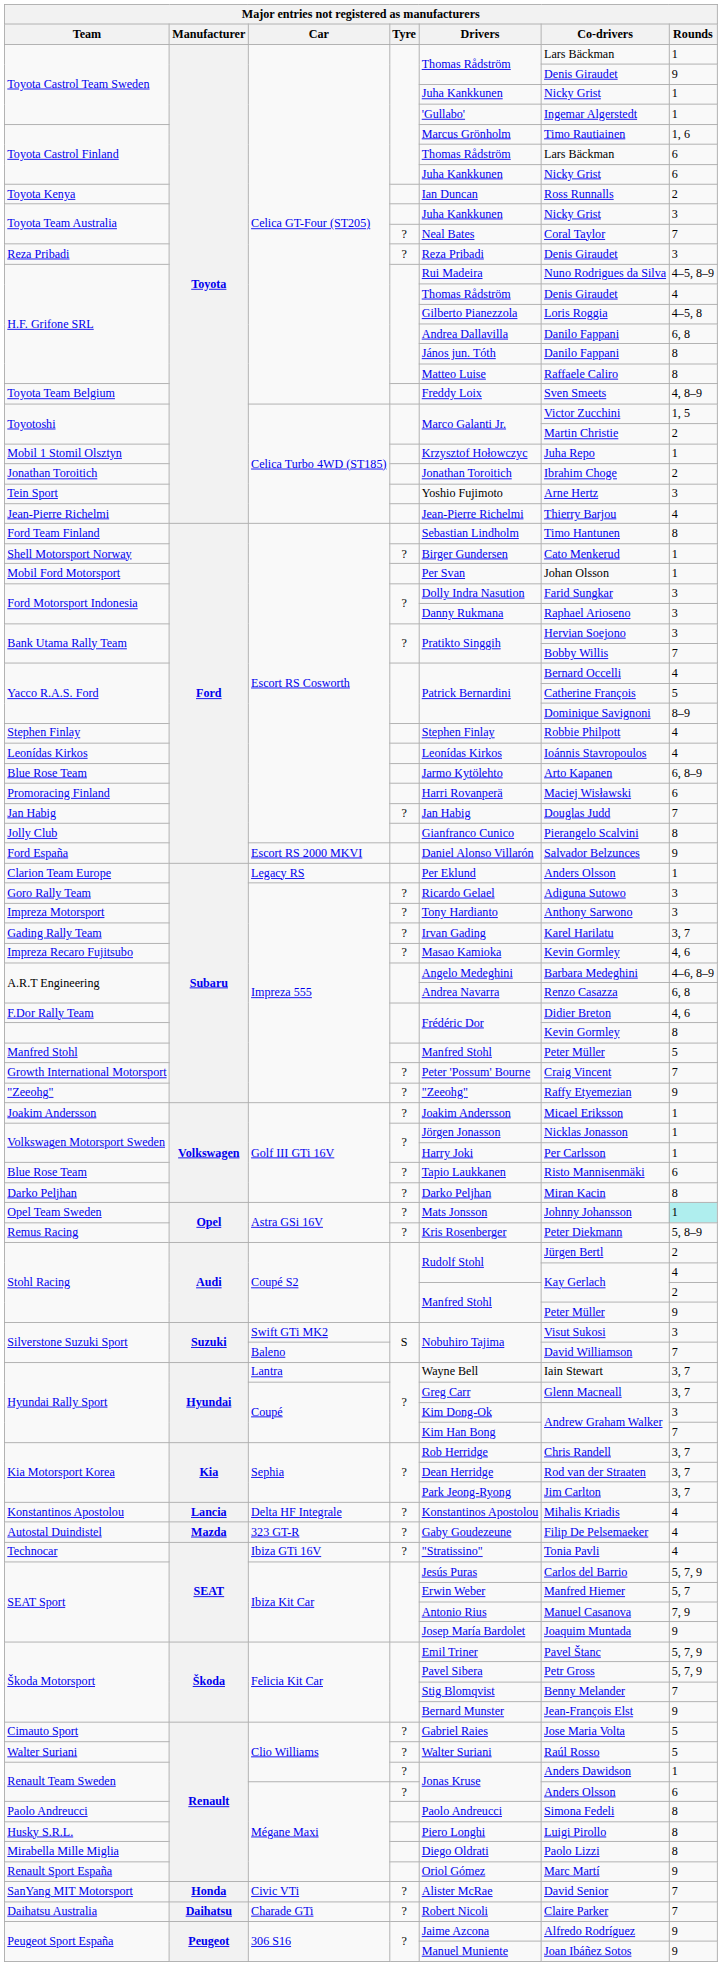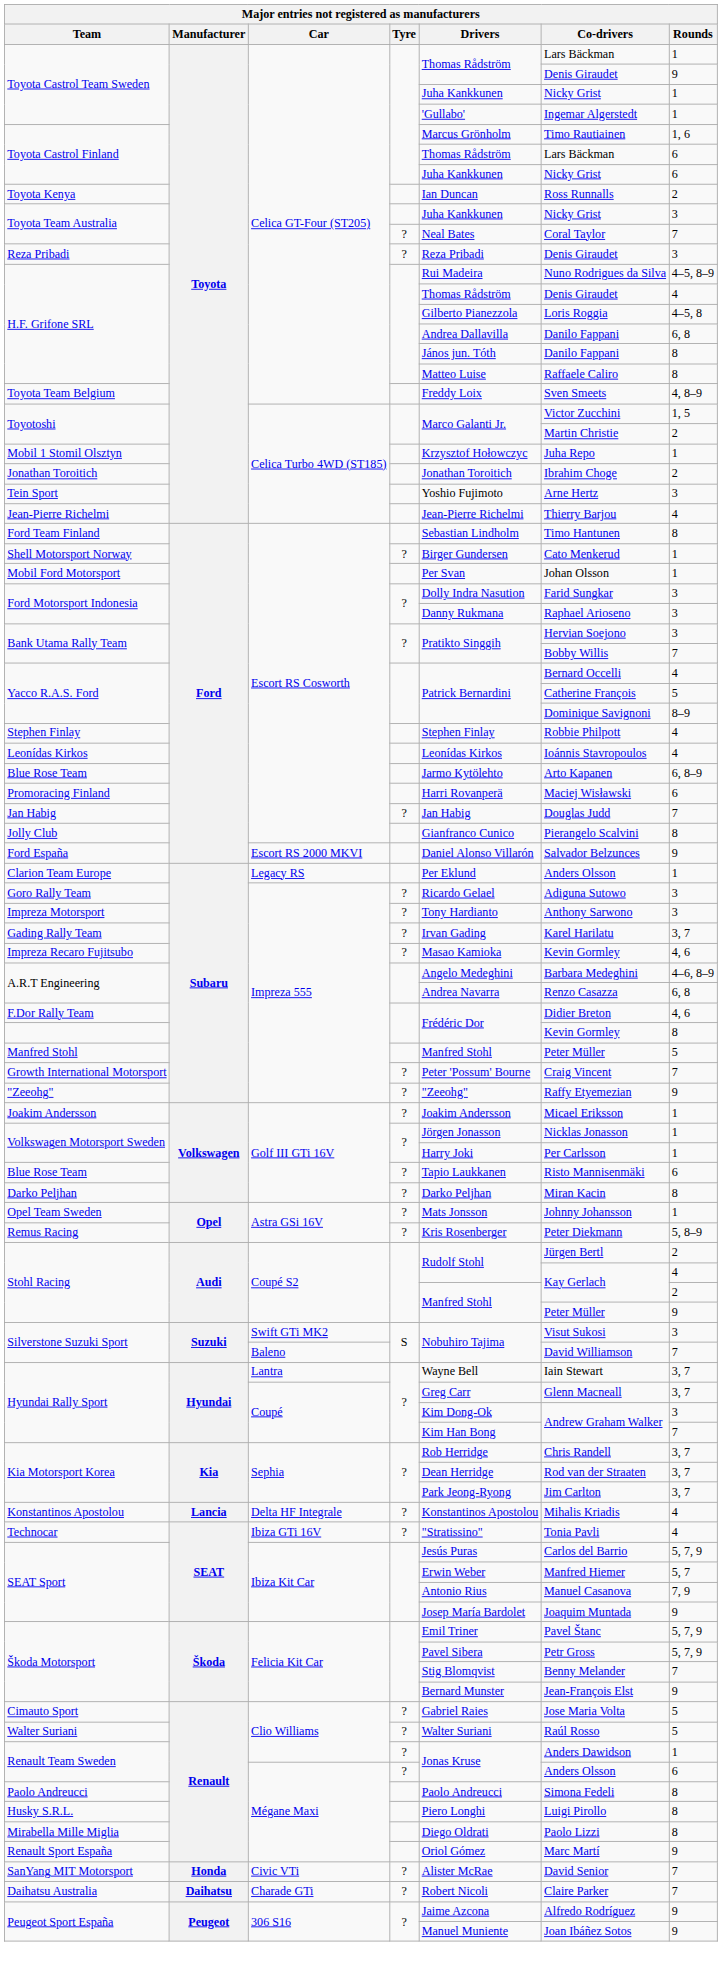(675, 1212) paleturquoise background -> (675, 1212) no background
- row: (55, 1531)
